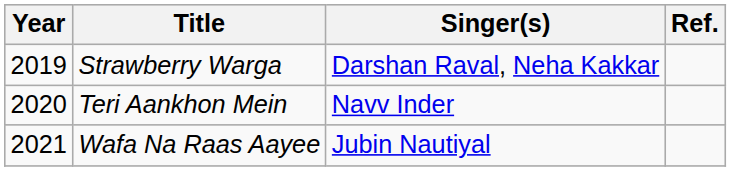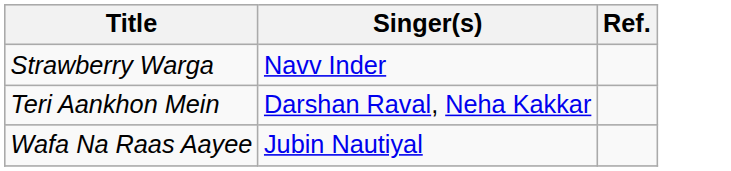- column: (39, 24)
(496, 64) Darshan Raval, Neha Kakkar -> (325, 64) Navv Inder
(393, 104) Navv Inder -> (428, 104) Darshan Raval, Neha Kakkar
